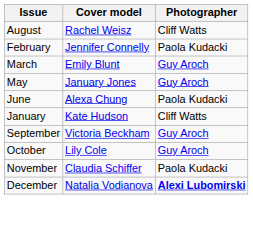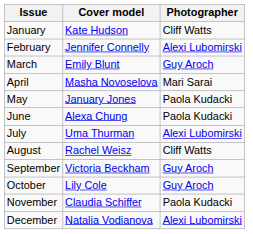rows swapped: (26, 116) <-> (24, 30)
(193, 47) Paola Kudacki -> (202, 47) Alexi Lubomirski
+ row: (18, 82)
(183, 82) Guy Aroch -> (197, 99) Paola Kudacki
+ row: (17, 133)
(202, 185) bold -> (202, 220) normal
